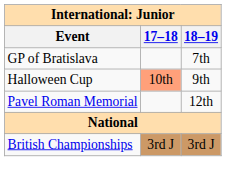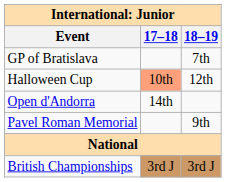(201, 79) 9th -> (201, 79) 12th
+ row: (51, 101)
(201, 101) 12th -> (201, 123) 9th
